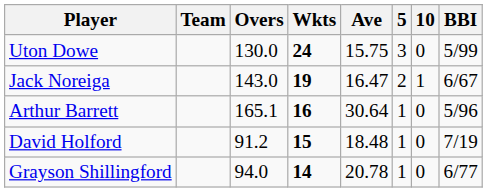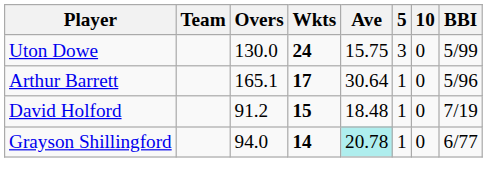- row: (59, 80)
(302, 111) 16 -> (302, 80) 17
(367, 171) no background -> (367, 141) paleturquoise background
